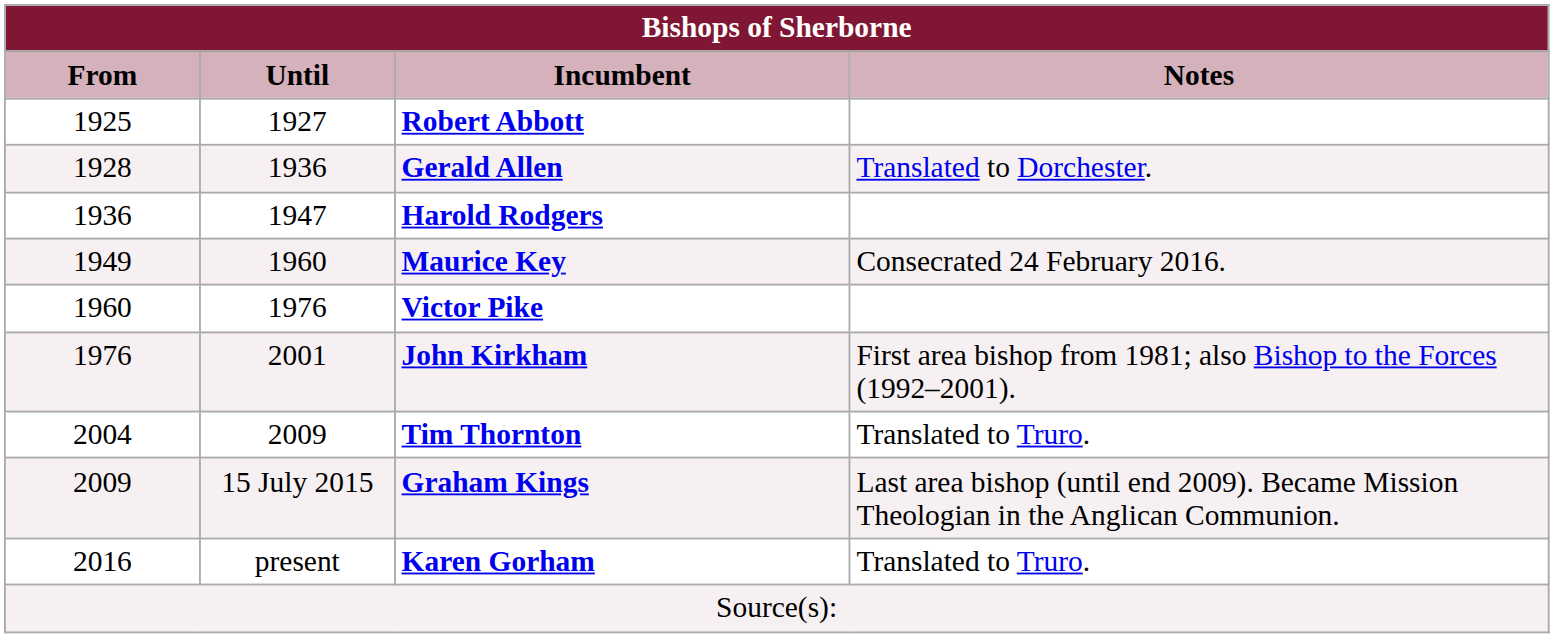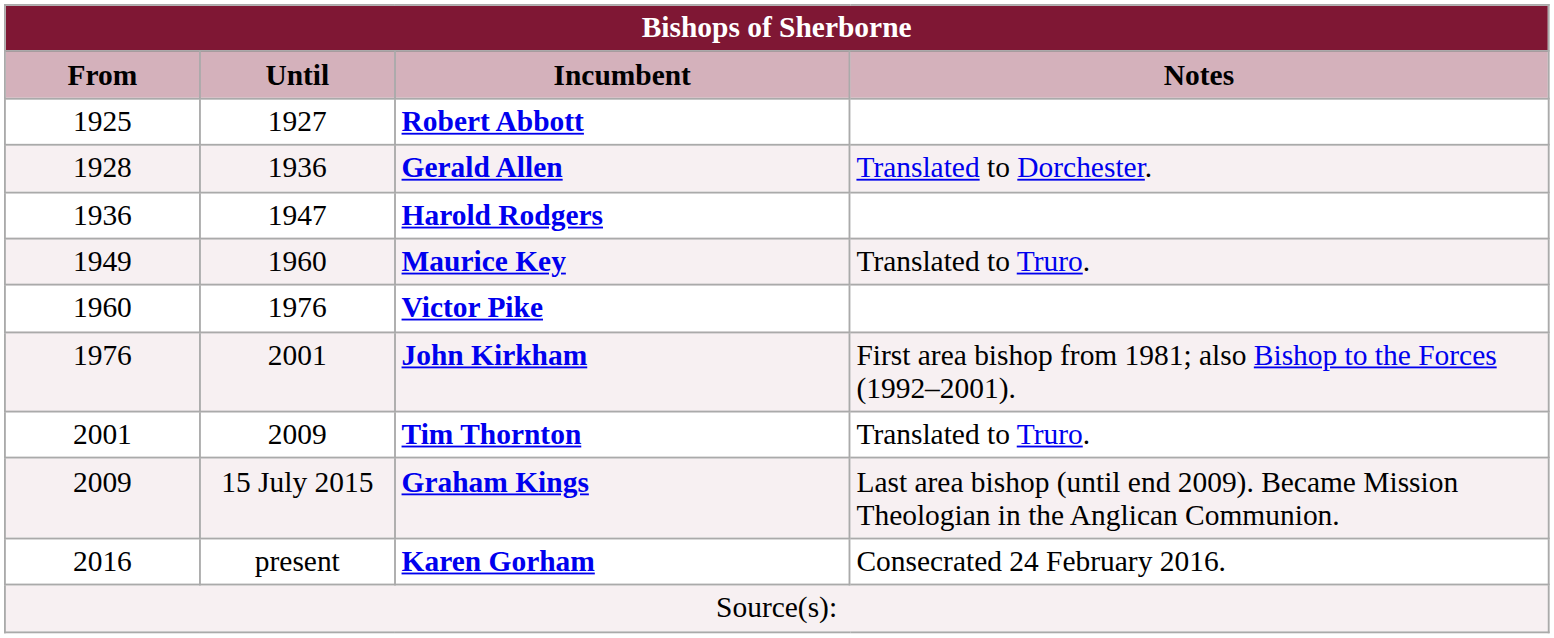(1041, 261) Consecrated 24 February 2016. -> (973, 261) Translated to Truro.
(102, 434) 2004 -> (102, 434) 2001
(973, 560) Translated to Truro. -> (1041, 560) Consecrated 24 February 2016.
